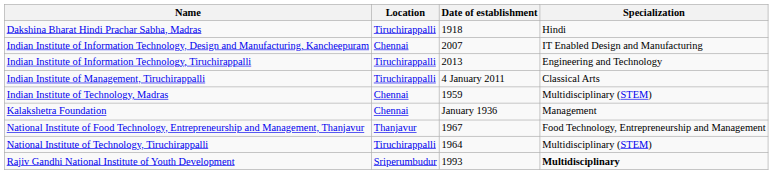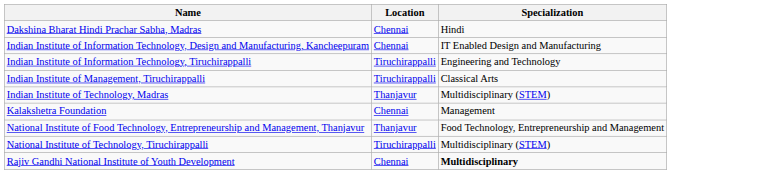- column: (490, 12)
(405, 29) Tiruchirappalli -> (391, 29) Chennai
(391, 95) Chennai -> (395, 95) Thanjavur
(405, 161) Sriperumbudur -> (391, 161) Chennai
